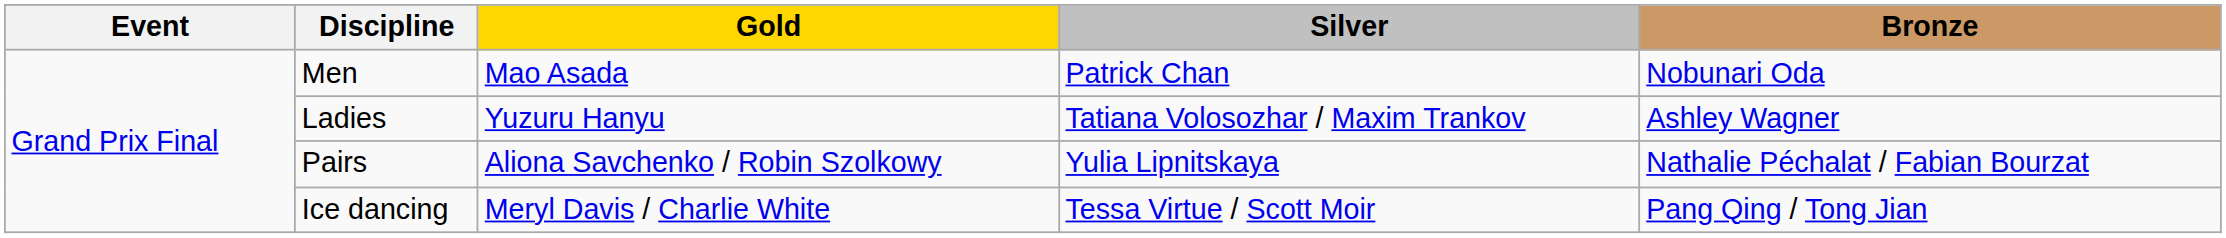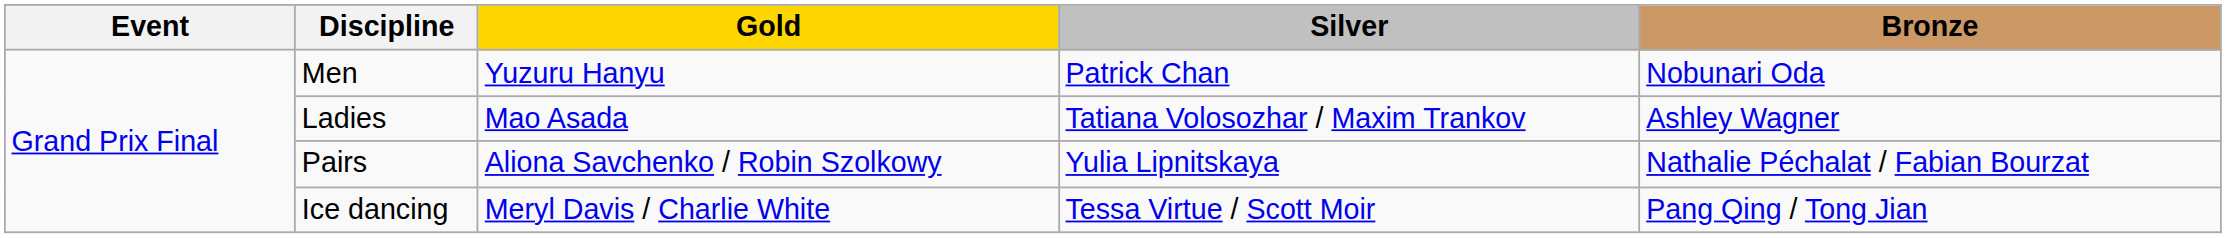(556, 72) Mao Asada -> (575, 72) Yuzuru Hanyu
(575, 118) Yuzuru Hanyu -> (556, 118) Mao Asada
